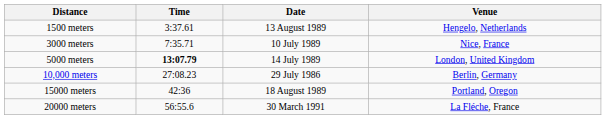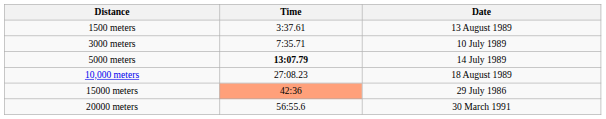- column: (485, 12)
(296, 75) 29 July 1986 -> (481, 75) 18 August 1989
(179, 91) no background -> (291, 91) lightsalmon background
(296, 91) 18 August 1989 -> (481, 91) 29 July 1986
